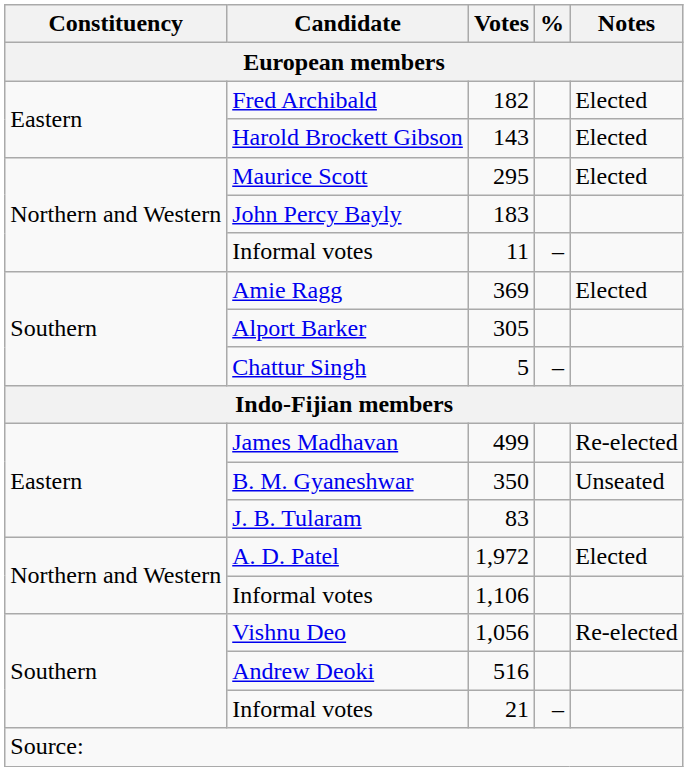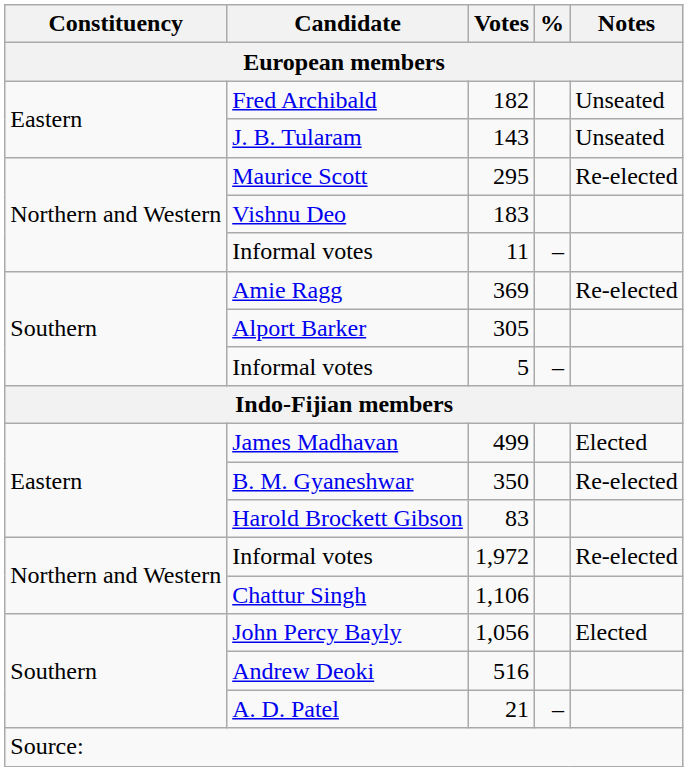(611, 99) Elected -> (620, 99) Unseated
(348, 137) Harold Brockett Gibson -> (297, 137) J. B. Tularam
(611, 137) Elected -> (620, 137) Unseated
(611, 175) Elected -> (626, 175) Re-elected
(317, 213) John Percy Bayly -> (289, 213) Vishnu Deo
(611, 289) Elected -> (626, 289) Re-elected
(299, 366) Chattur Singh -> (303, 366) Informal votes
(626, 442) Re-elected -> (611, 442) Elected
(620, 480) Unseated -> (626, 480) Re-elected
(297, 518) J. B. Tularam -> (348, 518) Harold Brockett Gibson
(286, 556) A. D. Patel -> (303, 556) Informal votes
(611, 556) Elected -> (626, 556) Re-elected
(303, 594) Informal votes -> (299, 594) Chattur Singh
(289, 632) Vishnu Deo -> (317, 632) John Percy Bayly
(626, 632) Re-elected -> (611, 632) Elected
(303, 708) Informal votes -> (286, 708) A. D. Patel
